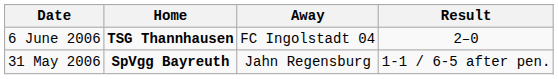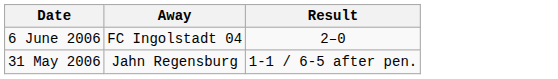- column: (170, 16)
